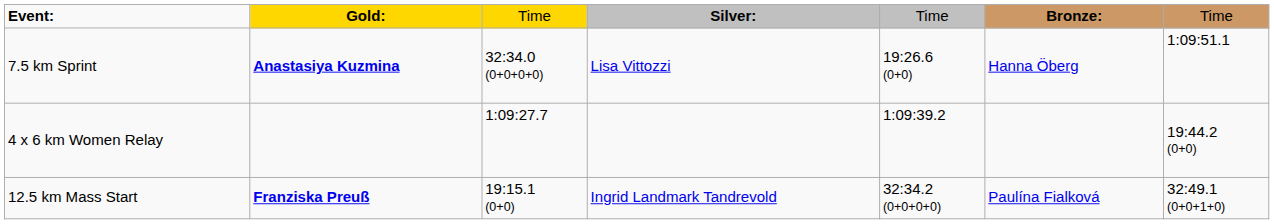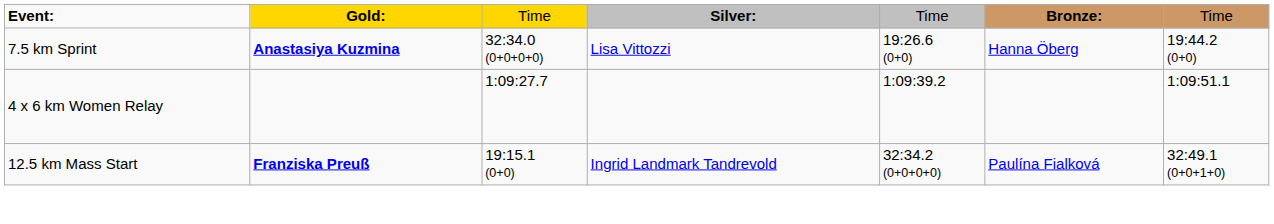(1198, 40) 1:09:51.1 -> (1192, 48) 19:44.2 (0+0)
(1192, 140) 19:44.2 (0+0) -> (1198, 81) 1:09:51.1
